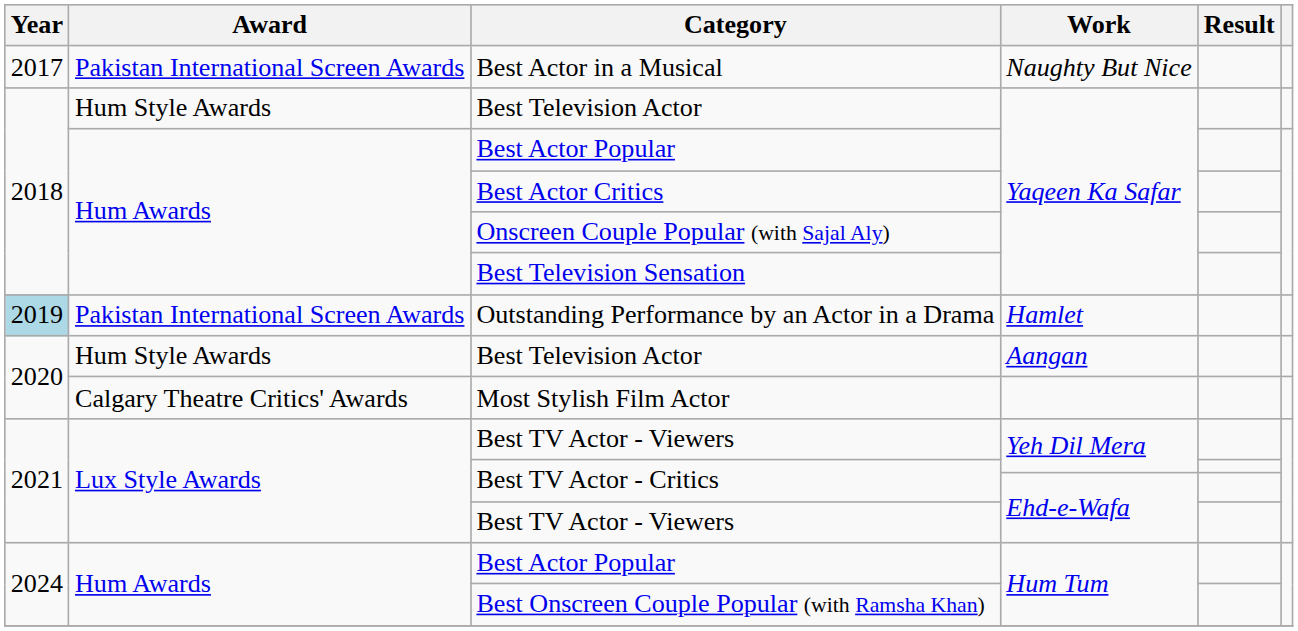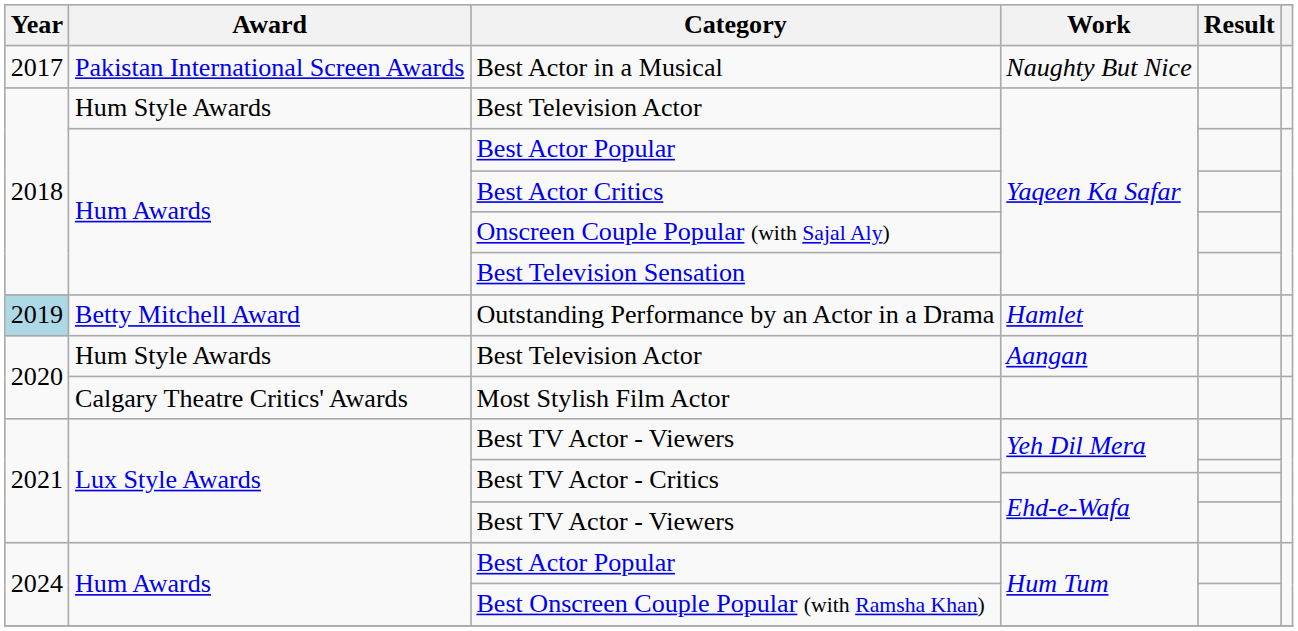(270, 314) Pakistan International Screen Awards -> (188, 314) Betty Mitchell Award
